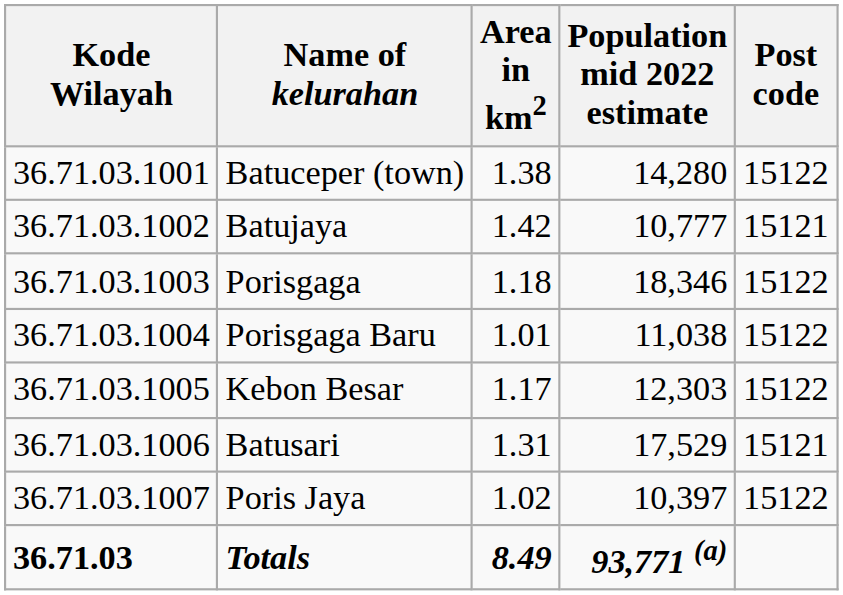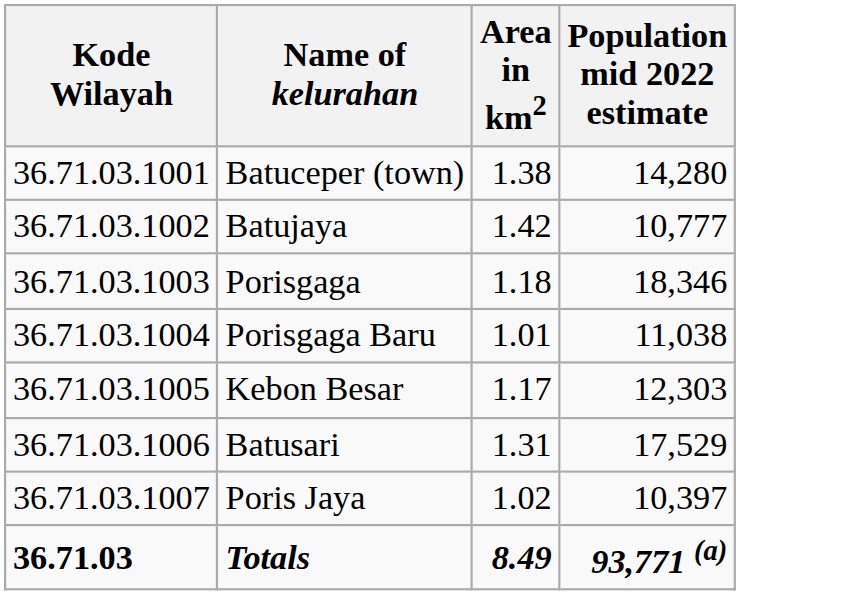- column: (786, 74)
